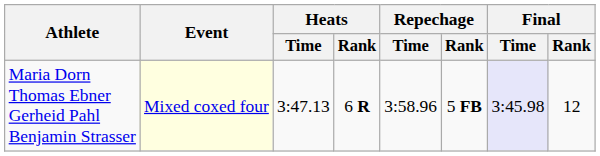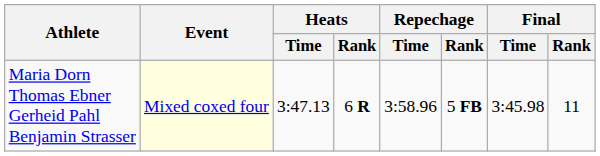(518, 106) lavender background -> (518, 106) no background
(572, 106) 12 -> (572, 106) 11
